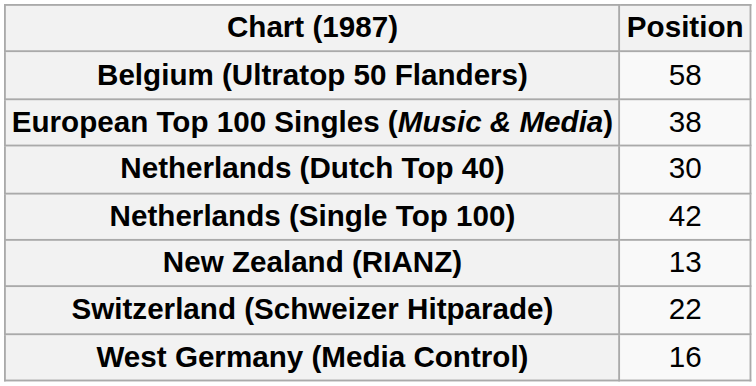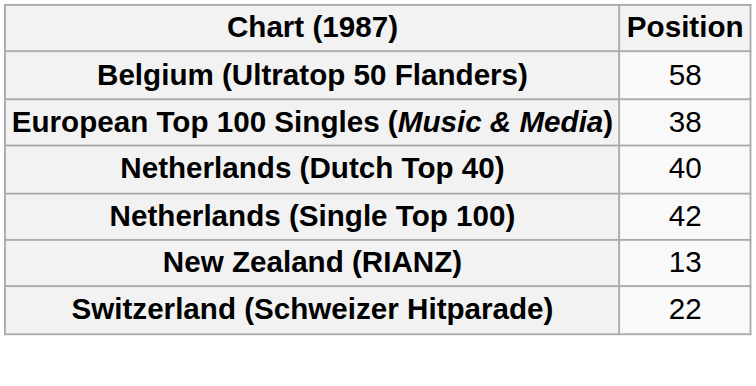(685, 168) 30 -> (685, 168) 40
- row: (312, 356)
